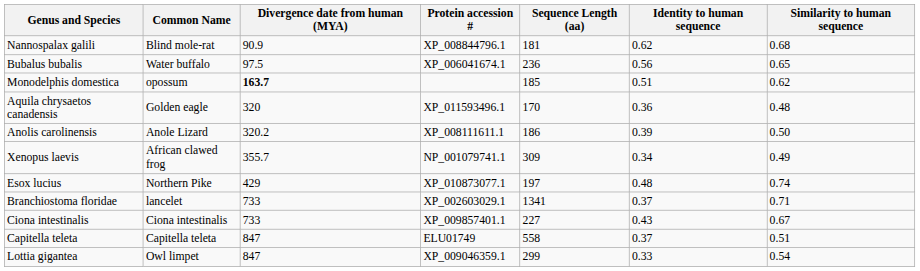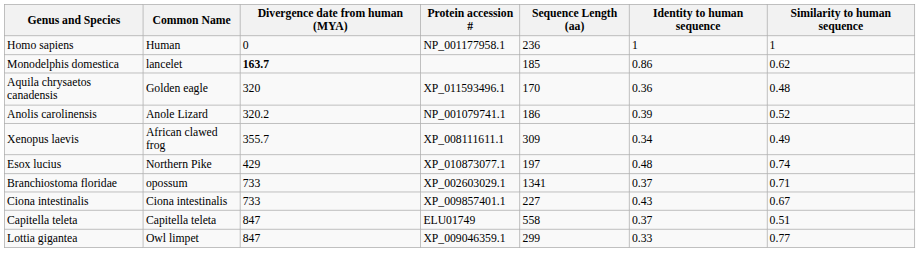+ row: (40, 45)
- row: (51, 45)
- row: (45, 63)
(167, 82) opossum -> (164, 63) lancelet
(642, 82) 0.51 -> (642, 63) 0.86
(464, 132) XP_008111611.1 -> (464, 114) NP_001079741.1
(780, 132) 0.50 -> (780, 114) 0.52
(464, 157) NP_001079741.1 -> (464, 139) XP_008111611.1
(164, 201) lancelet -> (167, 182) opossum
(780, 256) 0.54 -> (780, 238) 0.77
